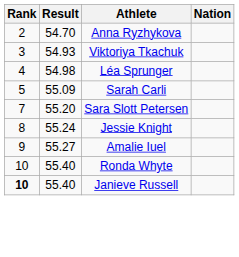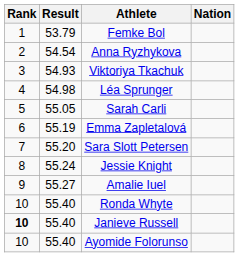+ row: (136, 33)
(60, 33) 54.70 -> (60, 52) 54.54
(60, 90) 55.09 -> (60, 109) 55.05
+ row: (136, 128)
+ row: (136, 242)
